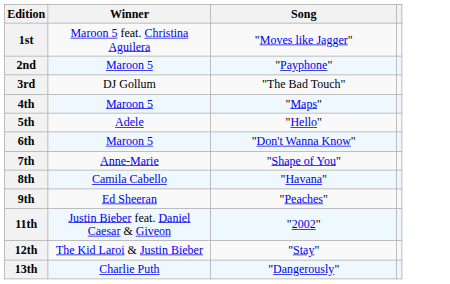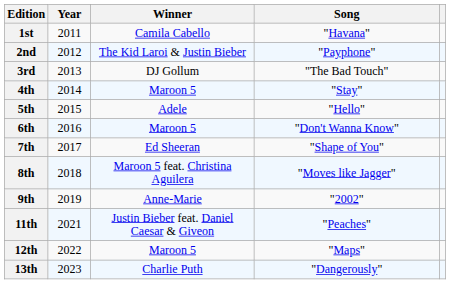+ column: (69, 14)
(129, 39) Maroon 5 feat. Christina Aguilera -> (172, 33) Camila Cabello
(304, 39) "Moves like Jagger" -> (347, 33) "Havana"
(129, 65) Maroon 5 -> (172, 52) The Kid Laroi & Justin Bieber
(304, 103) "Maps" -> (347, 90) "Stay"
(129, 160) Anne-Marie -> (172, 147) Ed Sheeran
(129, 179) Camila Cabello -> (172, 173) Maroon 5 feat. Christina Aguilera
(304, 179) "Havana" -> (347, 173) "Moves like Jagger"
(129, 198) Ed Sheeran -> (172, 198) Anne-Marie
(304, 198) "Peaches" -> (347, 198) "2002"
(304, 224) "2002" -> (347, 224) "Peaches"
(129, 250) The Kid Laroi & Justin Bieber -> (172, 250) Maroon 5
(304, 250) "Stay" -> (347, 250) "Maps"
